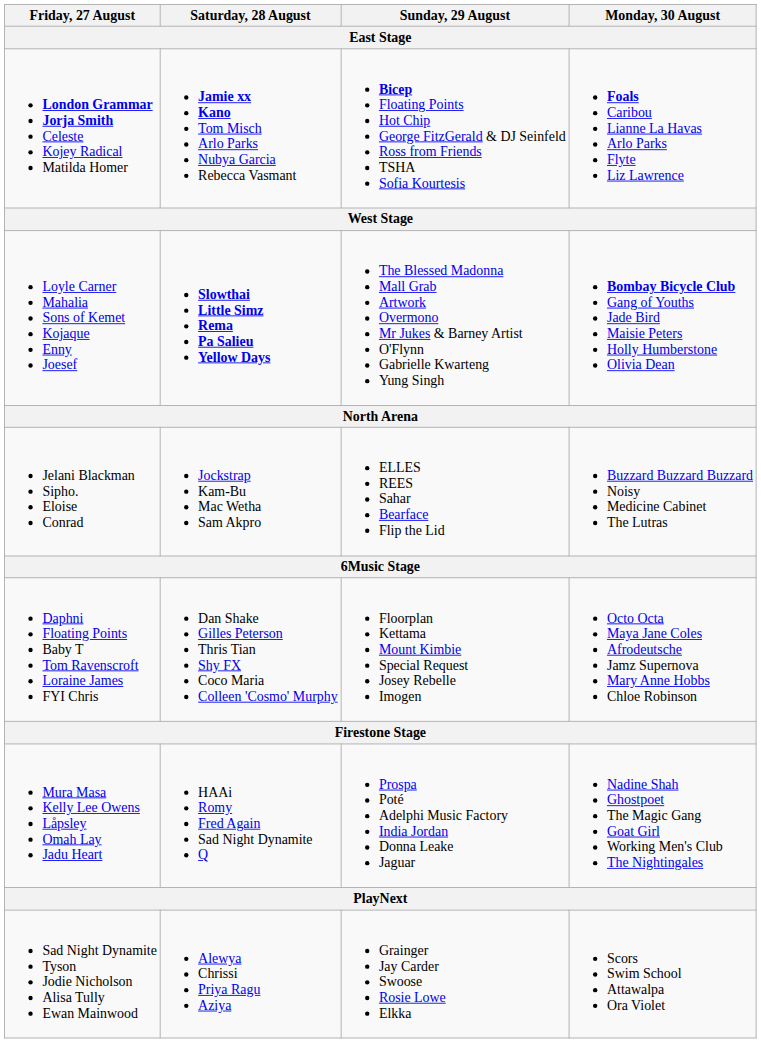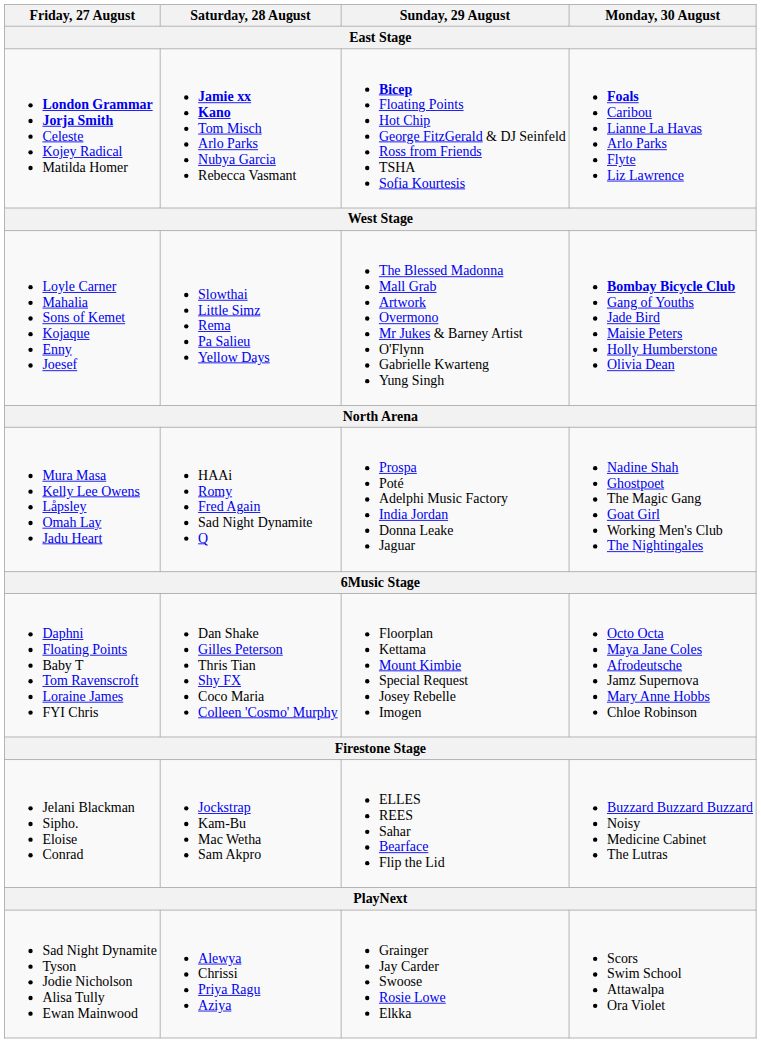(250, 326) bold -> (250, 326) normal
rows swapped: (82, 823) <-> (82, 499)
